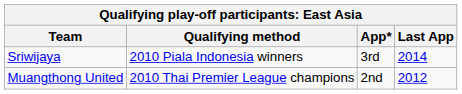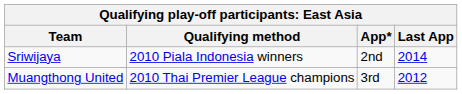(370, 57) 3rd -> (372, 57) 2nd
(372, 78) 2nd -> (370, 78) 3rd
